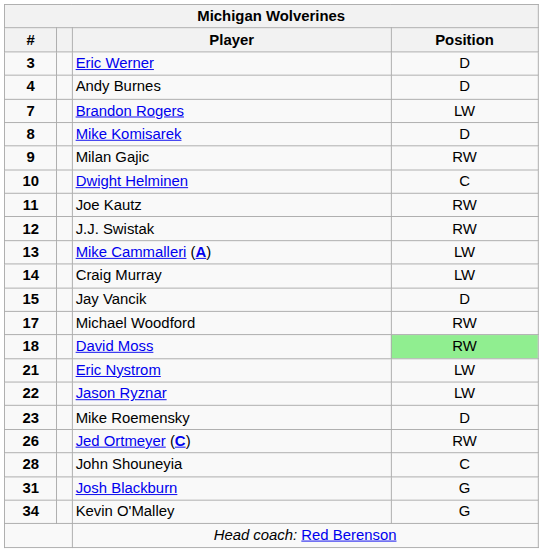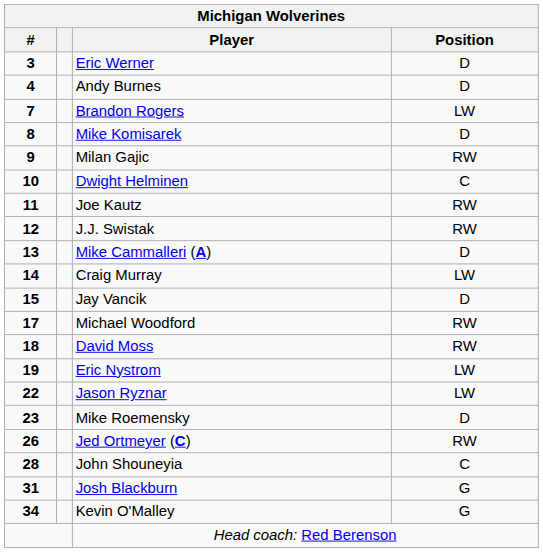(465, 252) LW -> (465, 252) D
(465, 346) lightgreen background -> (465, 346) no background
(31, 370) 21 -> (31, 370) 19
